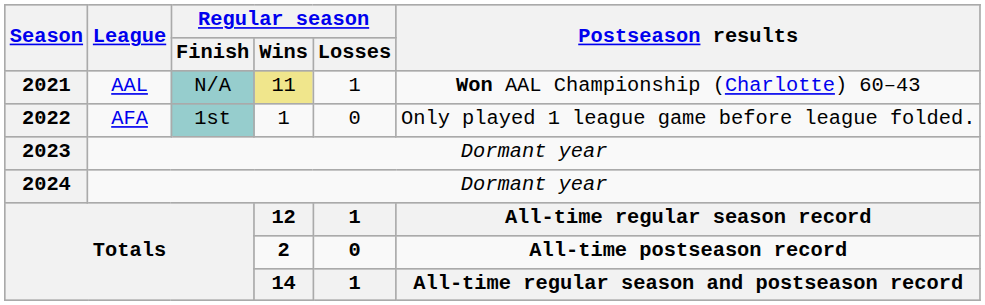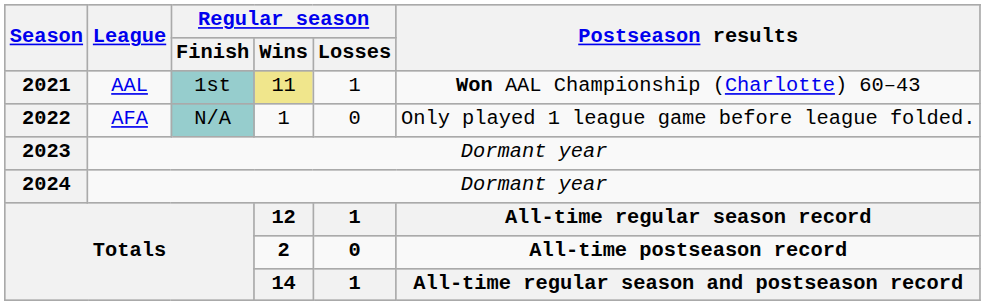(213, 87) N/A -> (213, 87) 1st
(213, 120) 1st -> (213, 120) N/A
